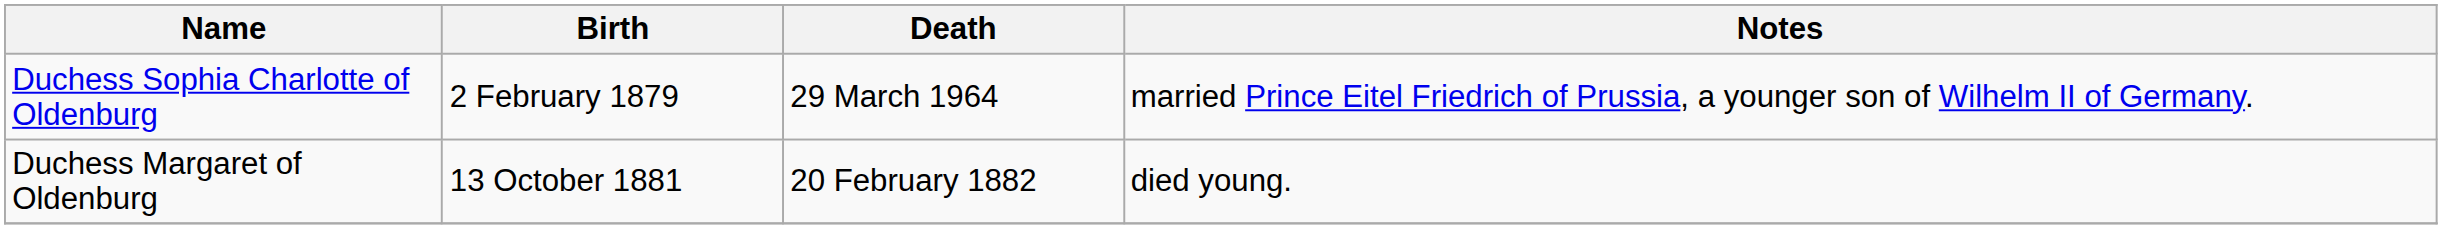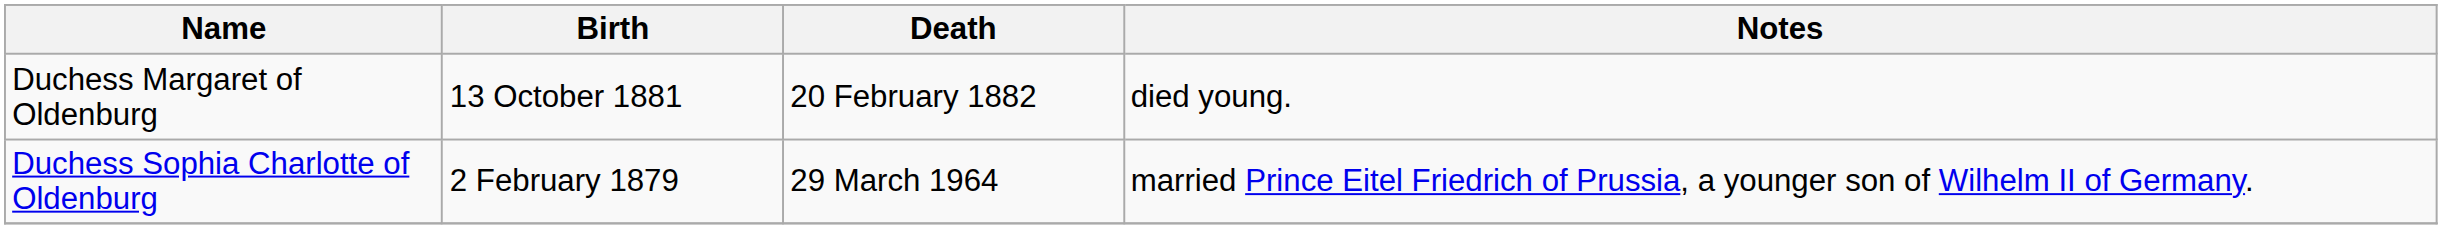rows swapped: (211, 96) <-> (157, 180)
